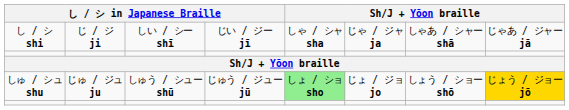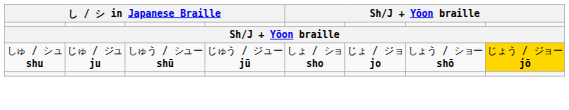- row: (35, 37)
(315, 86) lightgreen background -> (315, 57) no background
